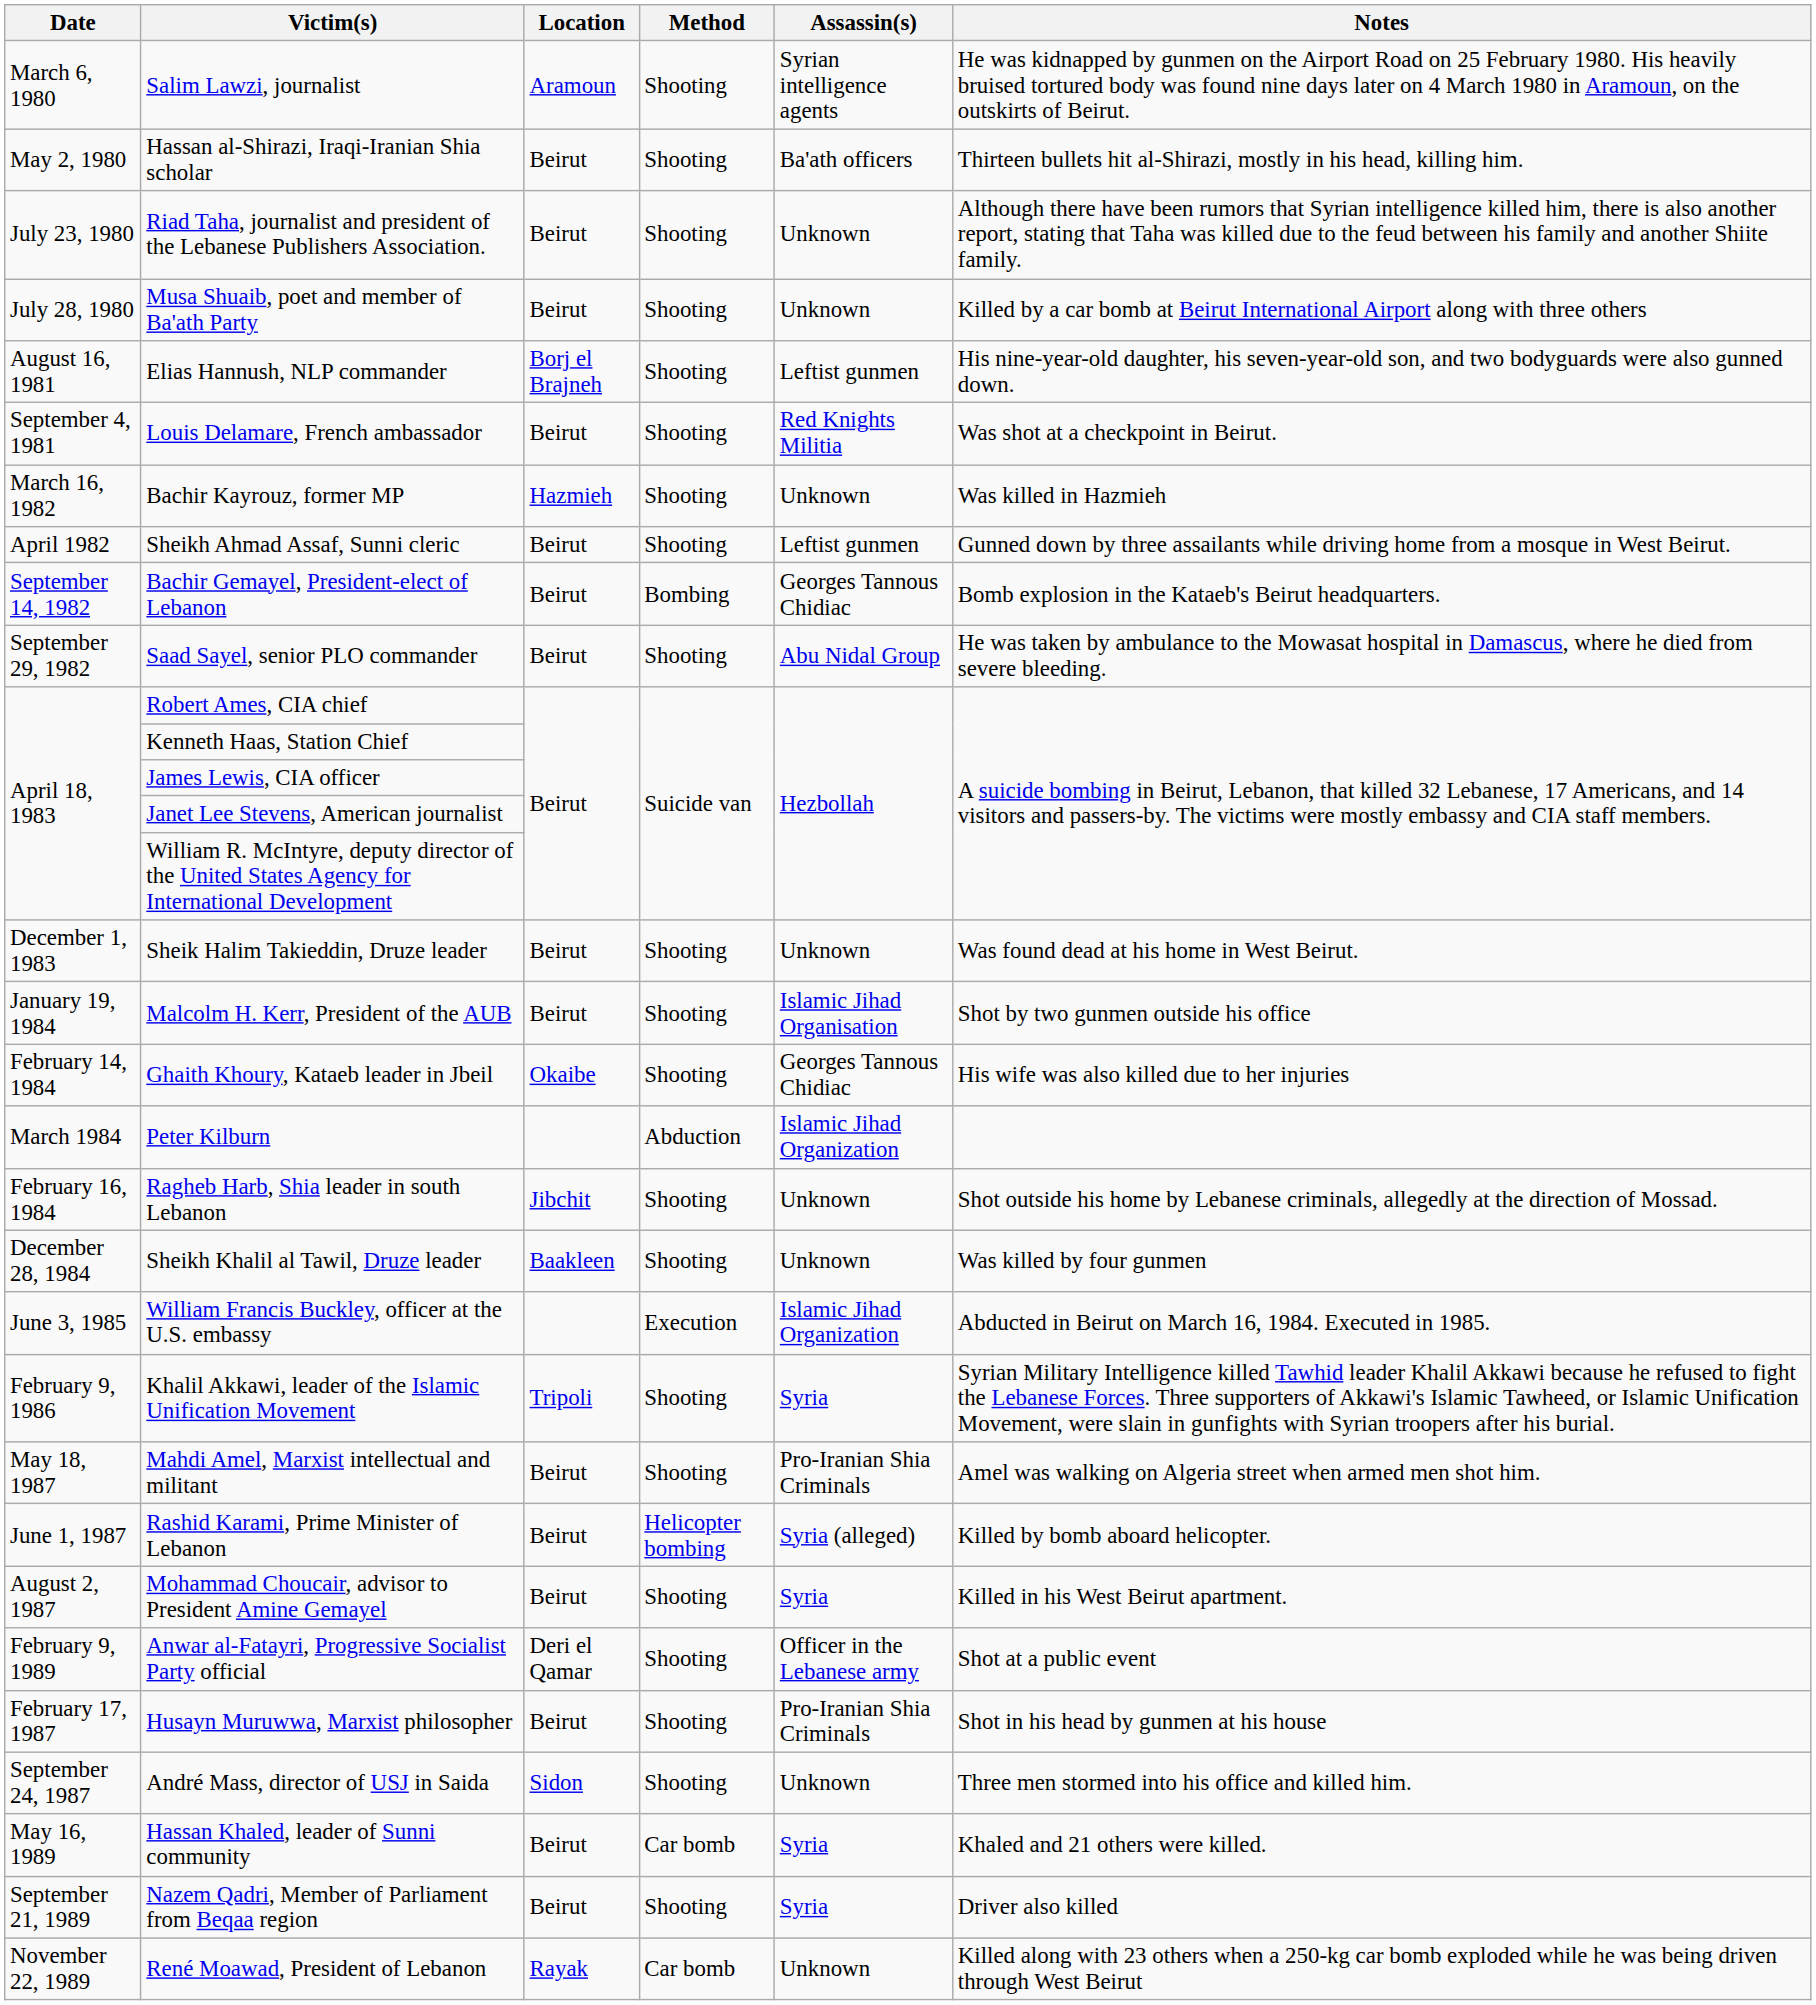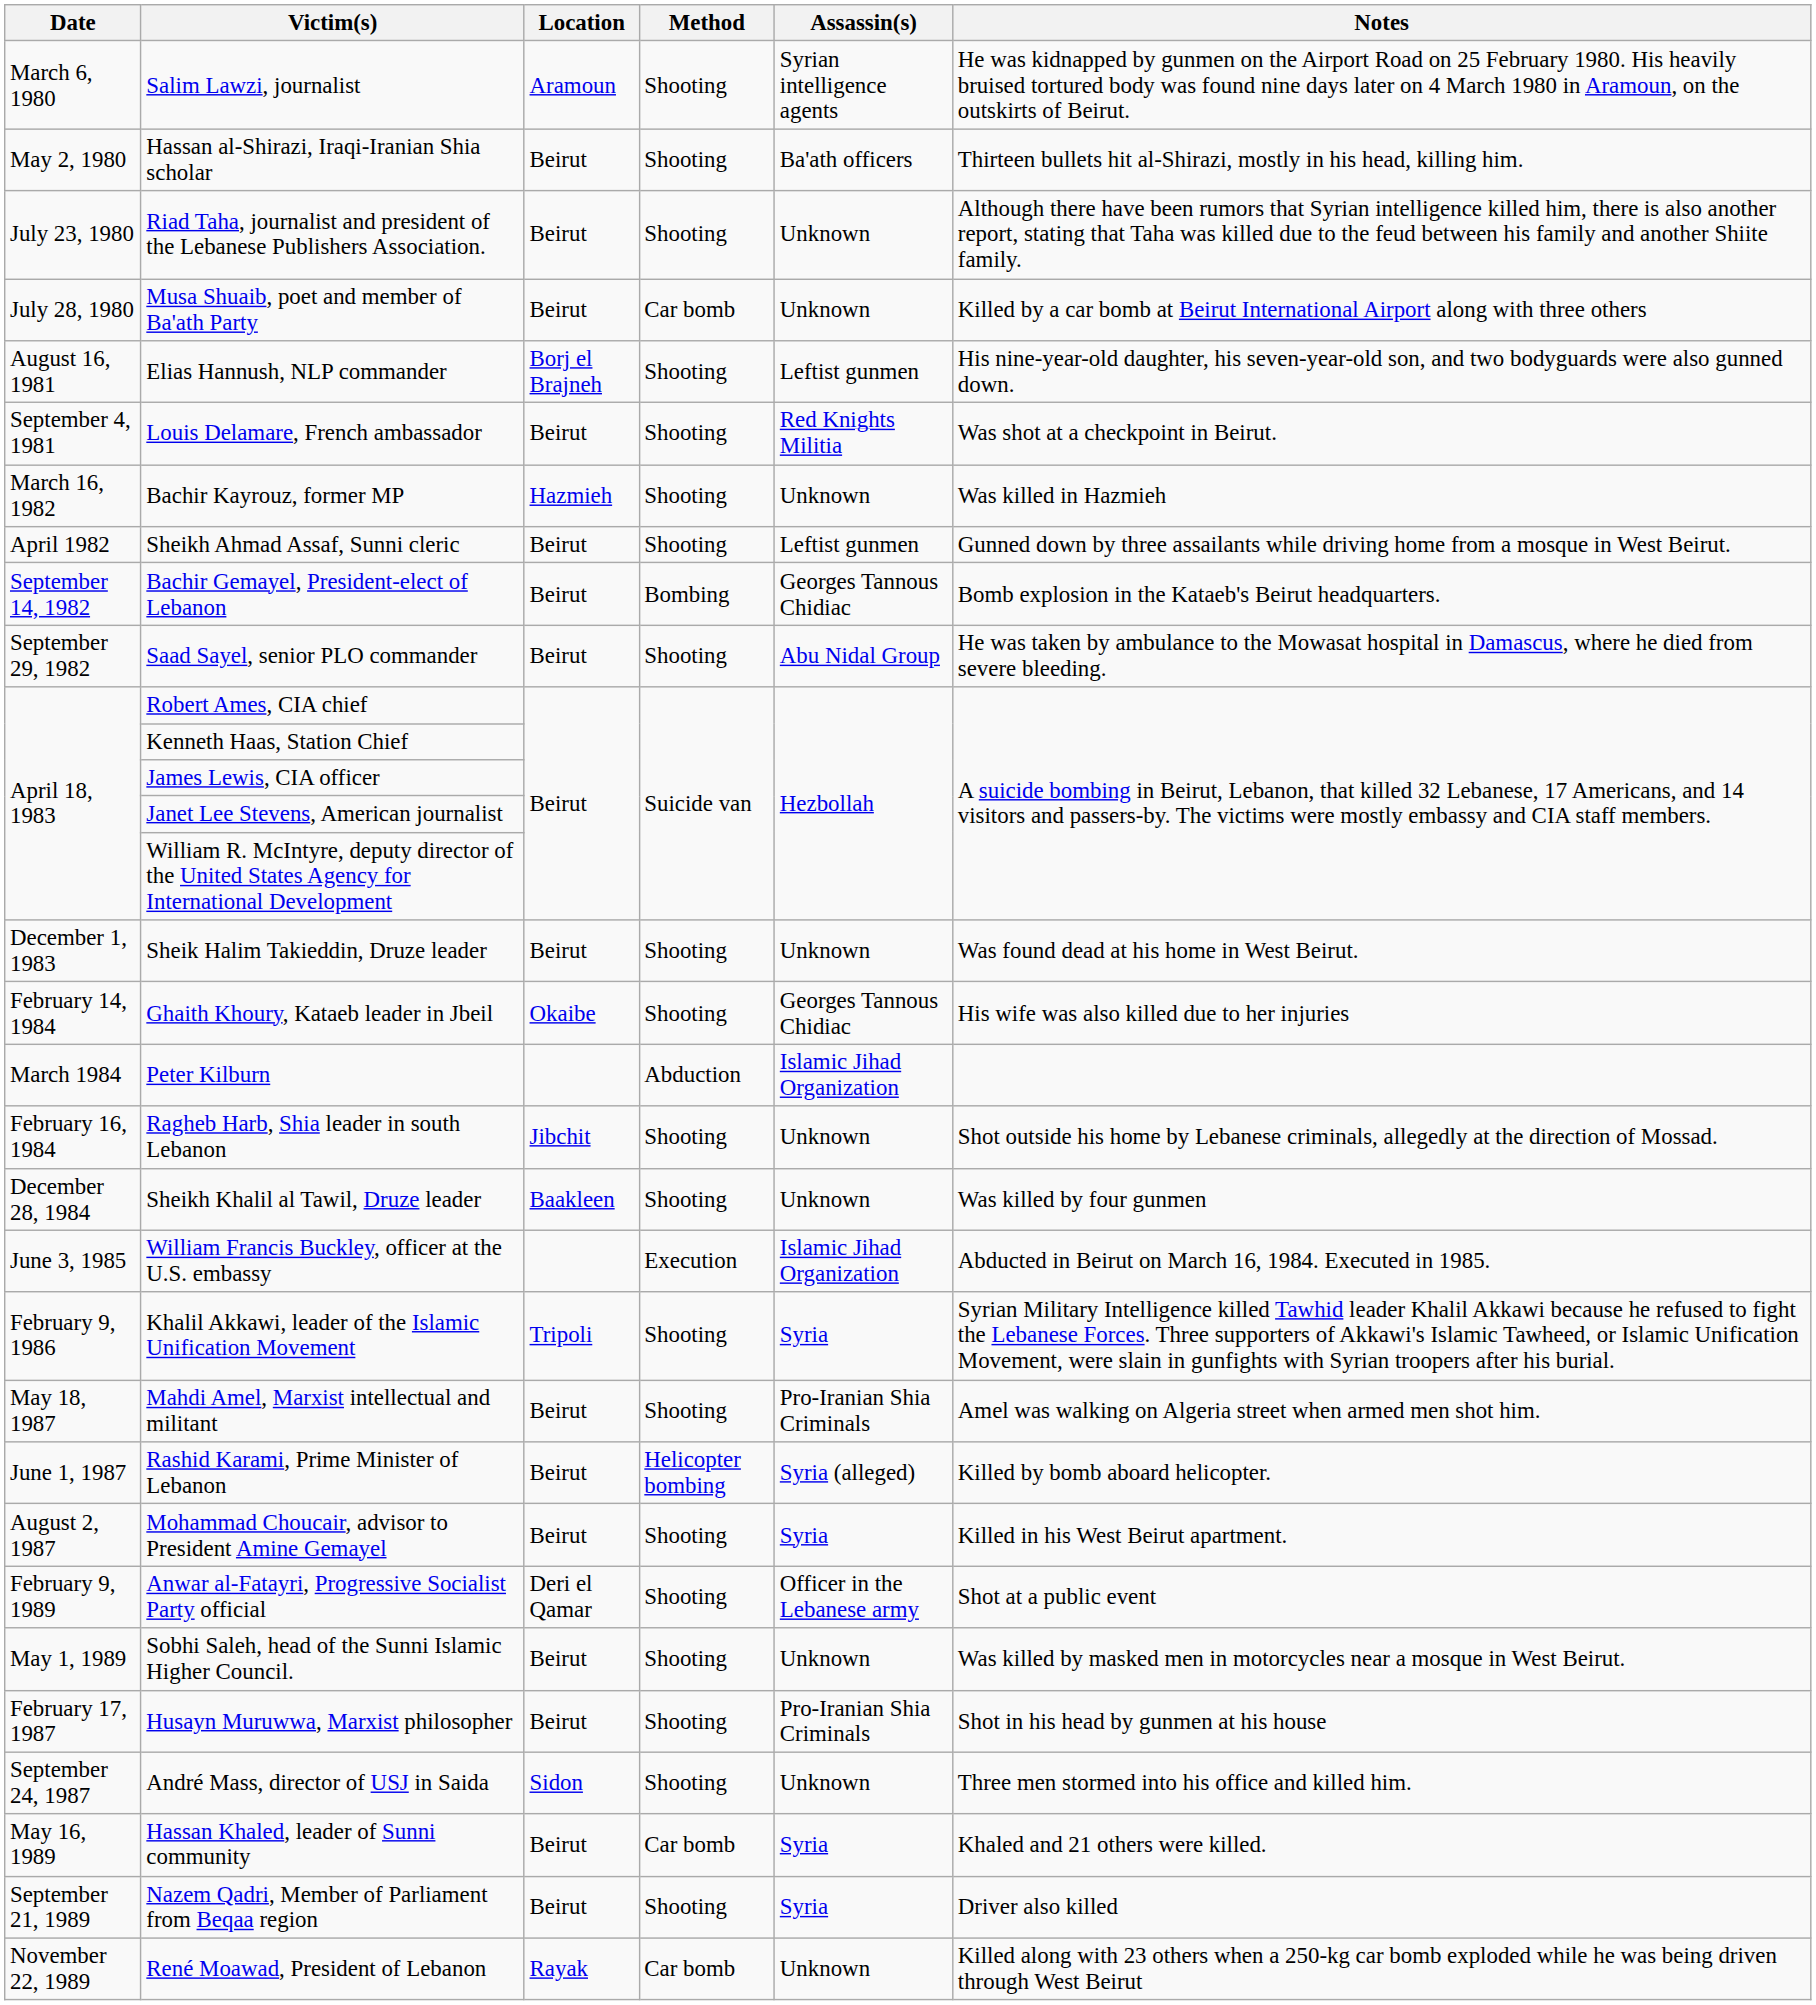(686, 309) Shooting -> (690, 309) Car bomb
- row: (329, 1012)
+ row: (324, 1658)
